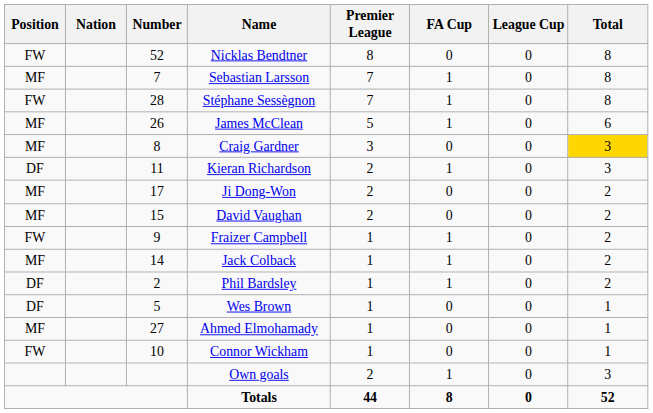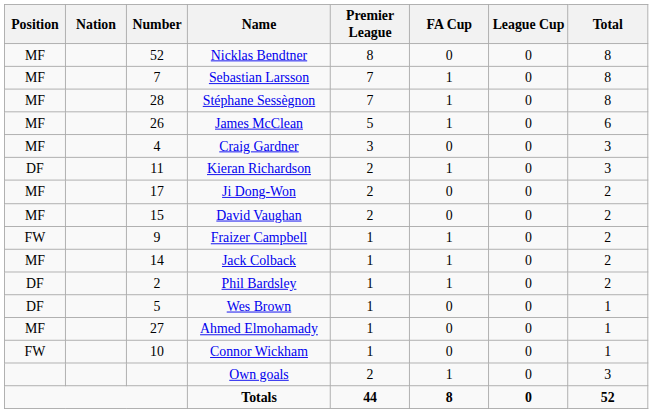(35, 55) FW -> (35, 55) MF
(35, 100) FW -> (35, 100) MF
(157, 146) 8 -> (157, 146) 4
(608, 146) gold background -> (608, 146) no background
